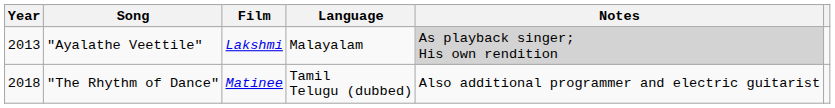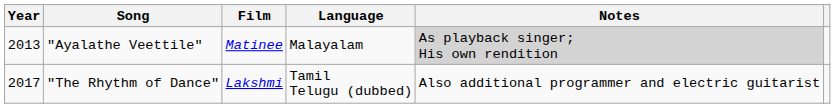(254, 46) Lakshmi -> (254, 46) Matinee
(24, 84) 2018 -> (24, 84) 2017
(254, 84) Matinee -> (254, 84) Lakshmi
